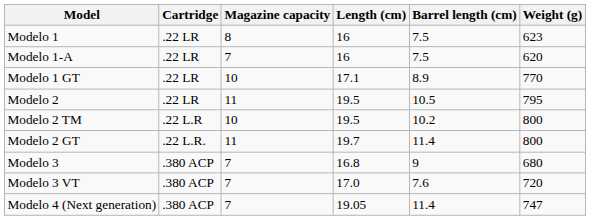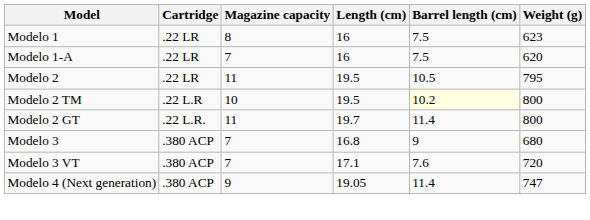- row: (44, 78)
(424, 120) no background -> (424, 99) lightyellow background
(348, 183) 17.0 -> (348, 162) 17.1
(228, 204) 7 -> (228, 183) 9
